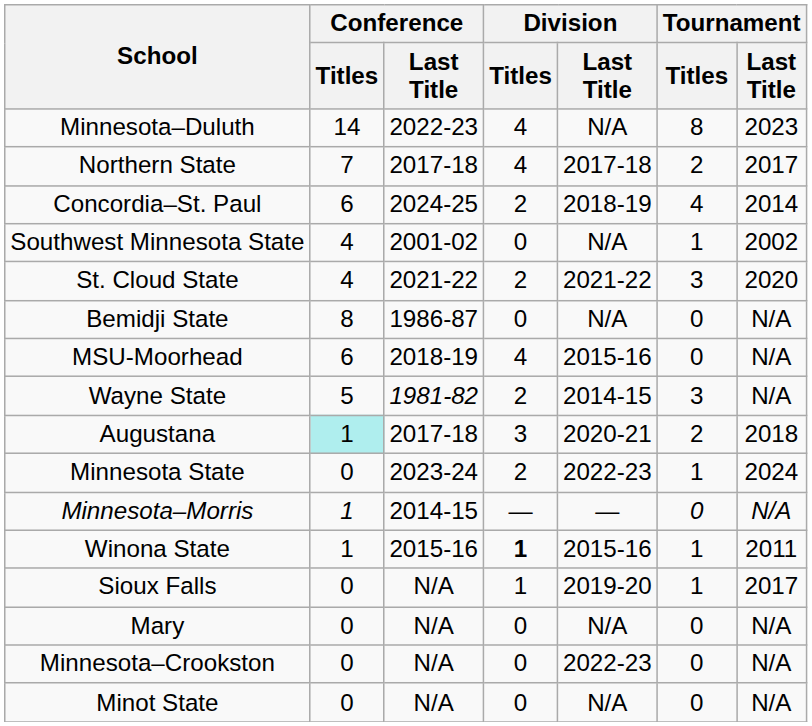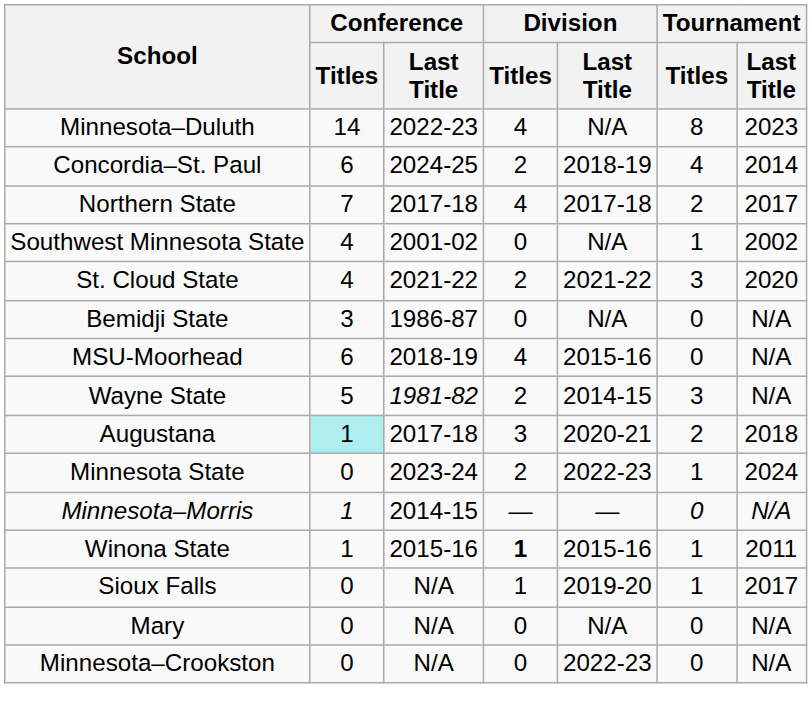rows swapped: (157, 165) <-> (157, 204)
(347, 319) 8 -> (347, 319) 3
- row: (157, 702)
